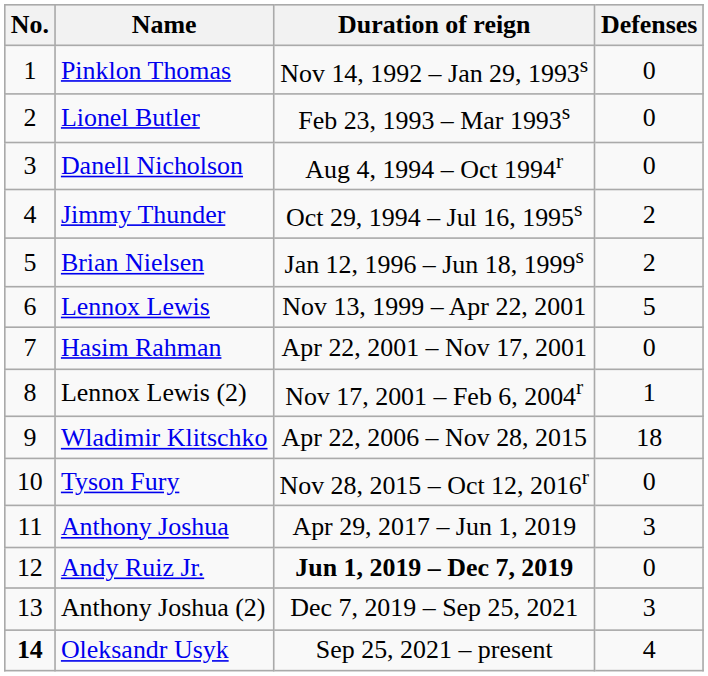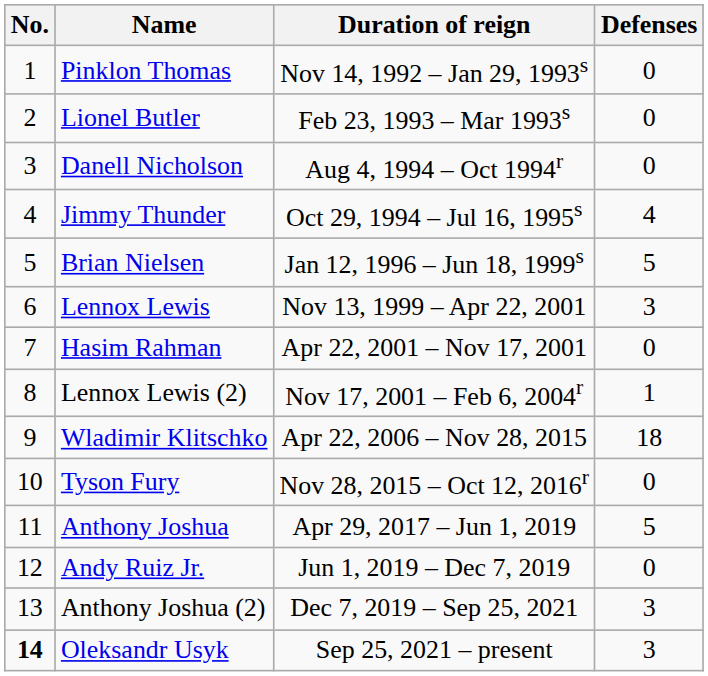(649, 214) 2 -> (649, 214) 4
(649, 262) 2 -> (649, 262) 5
(649, 306) 5 -> (649, 306) 3
(649, 526) 3 -> (649, 526) 5
(434, 567) bold -> (434, 567) normal
(649, 649) 4 -> (649, 649) 3
